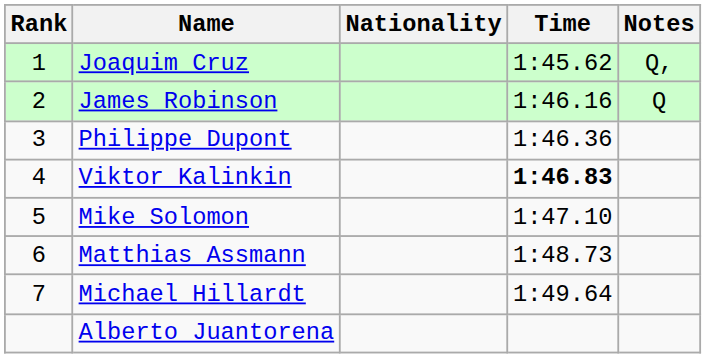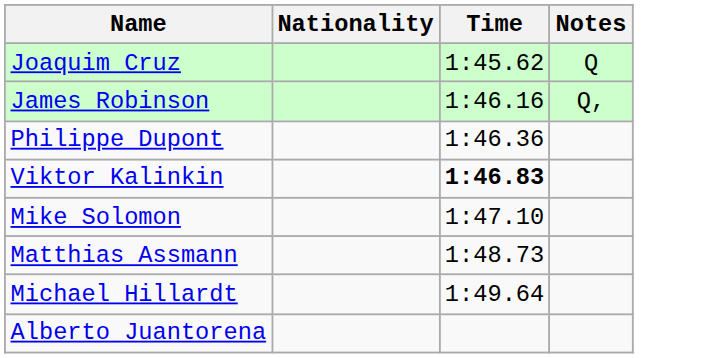- column: (39, 24)
(659, 63) Q, -> (591, 63) Q
(659, 101) Q -> (591, 101) Q,
